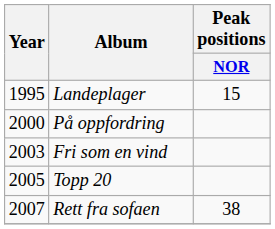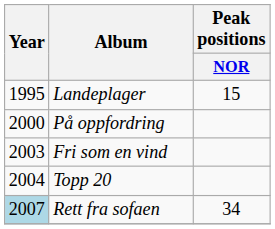(27, 180) 2005 -> (27, 180) 2004
(27, 209) no background -> (27, 209) lightblue background
(231, 209) 38 -> (231, 209) 34
